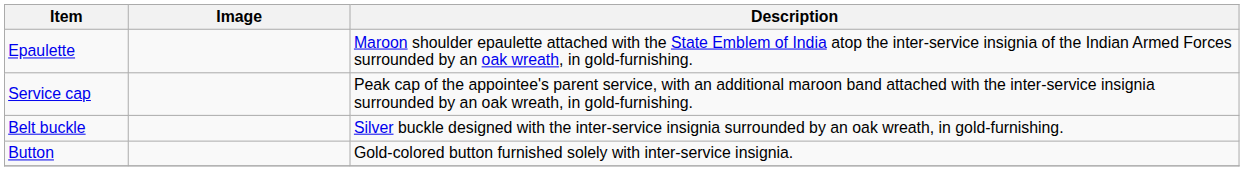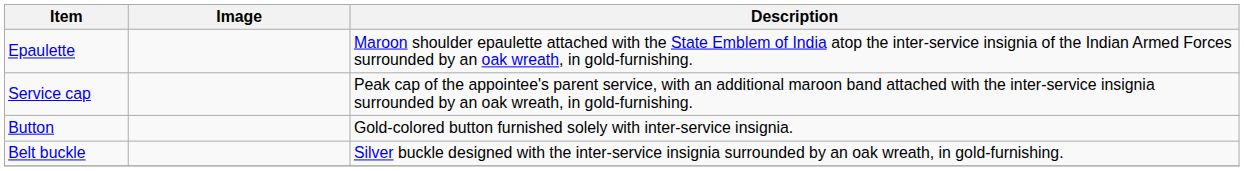rows swapped: (47, 128) <-> (31, 153)
